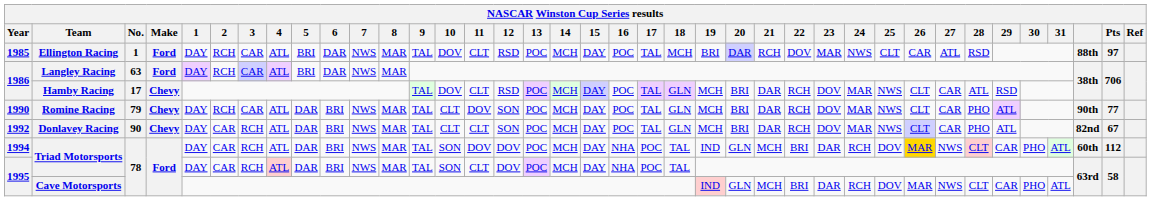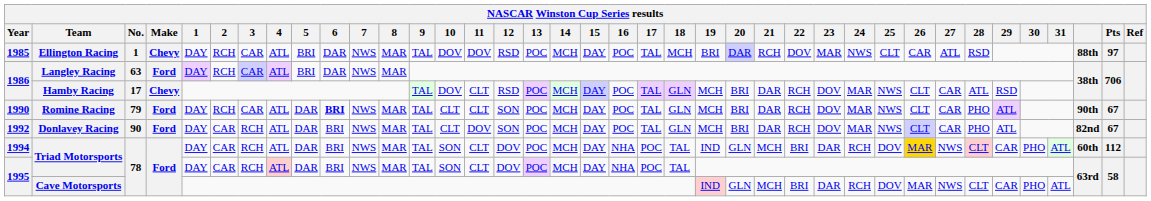(164, 52) Ford -> (164, 52) Chevy
(479, 52) CLT -> (479, 52) DOV
(164, 109) Chevy -> (164, 109) Ford
(335, 109) normal -> (335, 109) bold
(479, 109) DOV -> (479, 109) CLT
(1113, 109) 77 -> (1113, 109) 67
(164, 128) Chevy -> (164, 128) Ford
(479, 128) CLT -> (479, 128) DOV
(479, 147) DOV -> (479, 147) CLT
